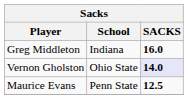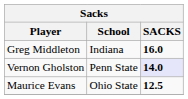(114, 67) Ohio State -> (114, 67) Penn State
(114, 85) Penn State -> (114, 85) Ohio State
